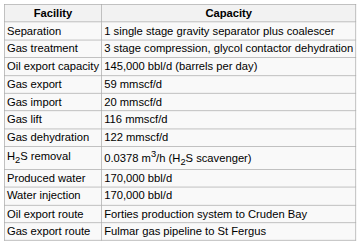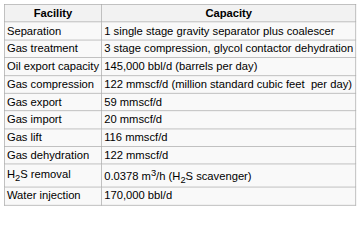+ row: (51, 84)
- row: (46, 178)
- row: (45, 214)
- row: (49, 231)
